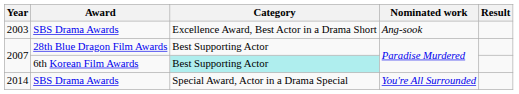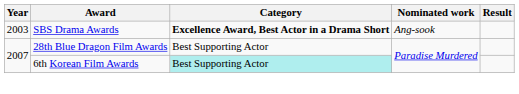(275, 30) normal -> (281, 30) bold
- row: (18, 81)
